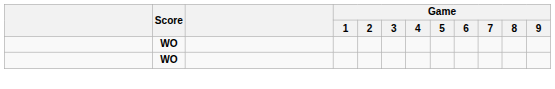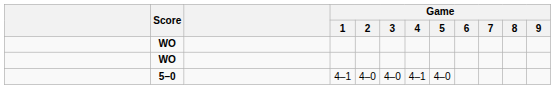+ row: (167, 76)
